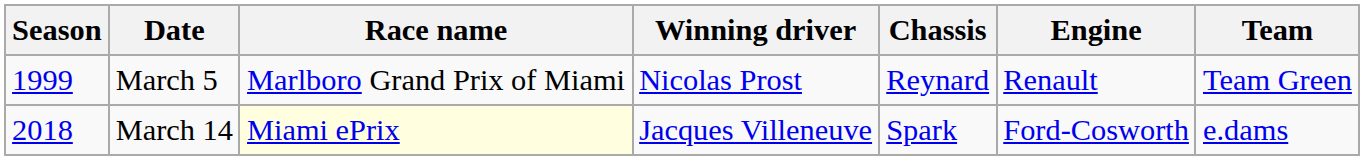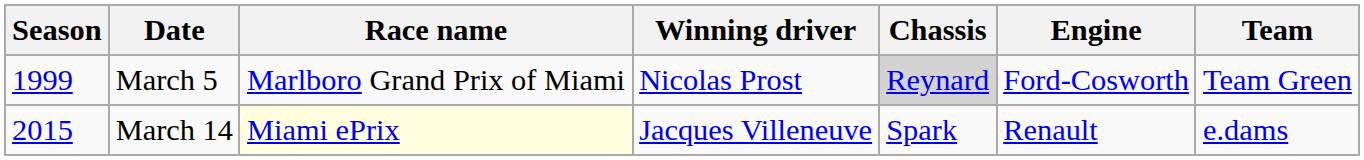(938, 79) no background -> (938, 79) lightgrey background
(1050, 79) Renault -> (1096, 79) Ford-Cosworth
(42, 130) 2018 -> (42, 130) 2015
(1096, 130) Ford-Cosworth -> (1050, 130) Renault
